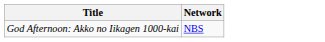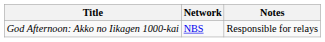+ column: (272, 12)
